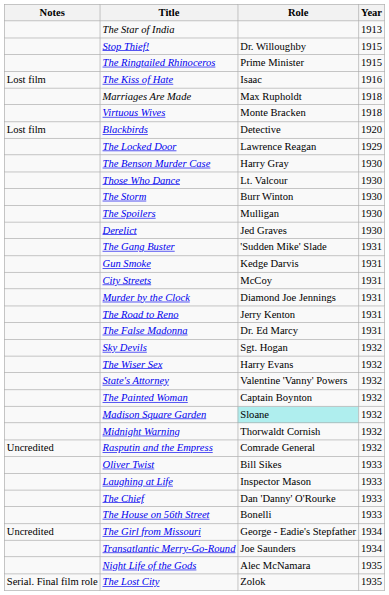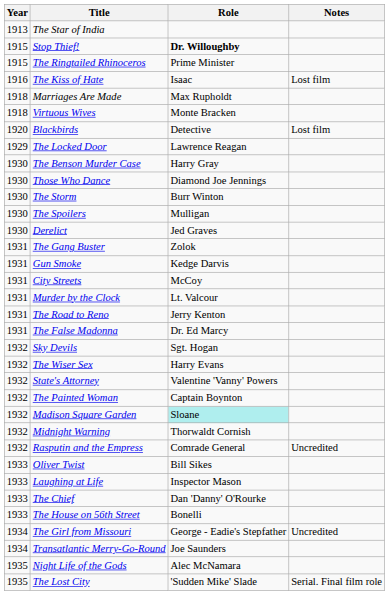columns swapped: (371, 12) <-> (52, 12)
(273, 46) normal -> (205, 46) bold
(264, 180) Lt. Valcour -> (218, 180) Diamond Joe Jennings
(284, 247) 'Sudden Mike' Slade -> (183, 247) Zolok
(288, 297) Diamond Joe Jennings -> (194, 297) Lt. Valcour
(253, 582) Zolok -> (214, 582) 'Sudden Mike' Slade
